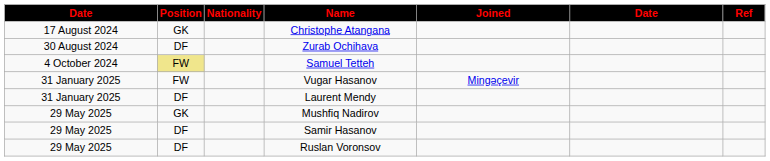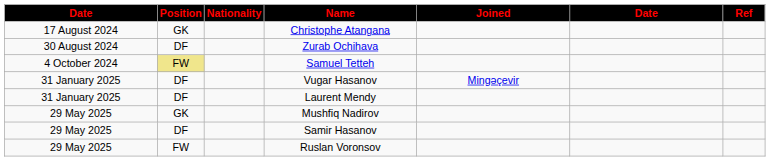(181, 81) FW -> (181, 81) DF
(181, 148) DF -> (181, 148) FW
